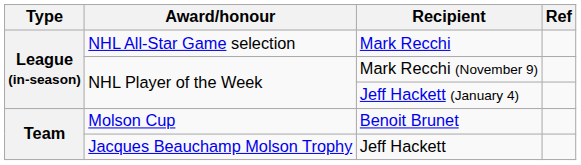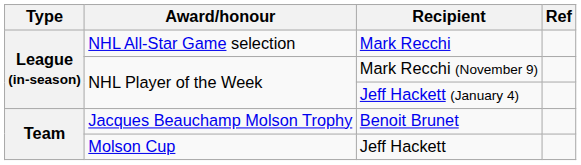(132, 120) Molson Cup -> (220, 120) Jacques Beauchamp Molson Trophy
(220, 146) Jacques Beauchamp Molson Trophy -> (132, 146) Molson Cup
